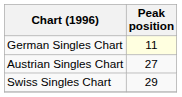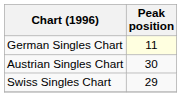(151, 63) 27 -> (151, 63) 30
